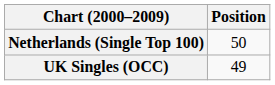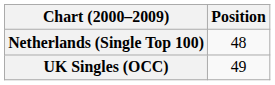(239, 42) 50 -> (239, 42) 48
